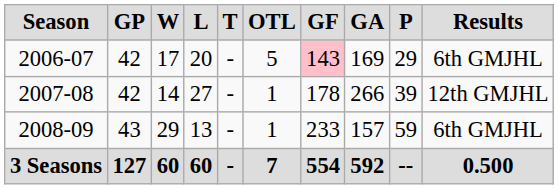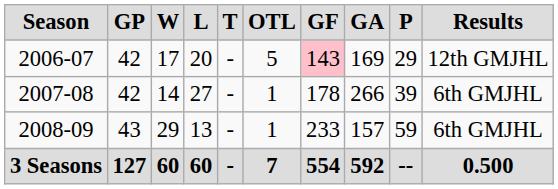(488, 58) 6th GMJHL -> (488, 58) 12th GMJHL
(488, 93) 12th GMJHL -> (488, 93) 6th GMJHL
